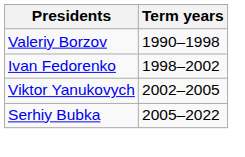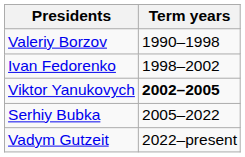(181, 90) normal -> (181, 90) bold
+ row: (58, 139)
